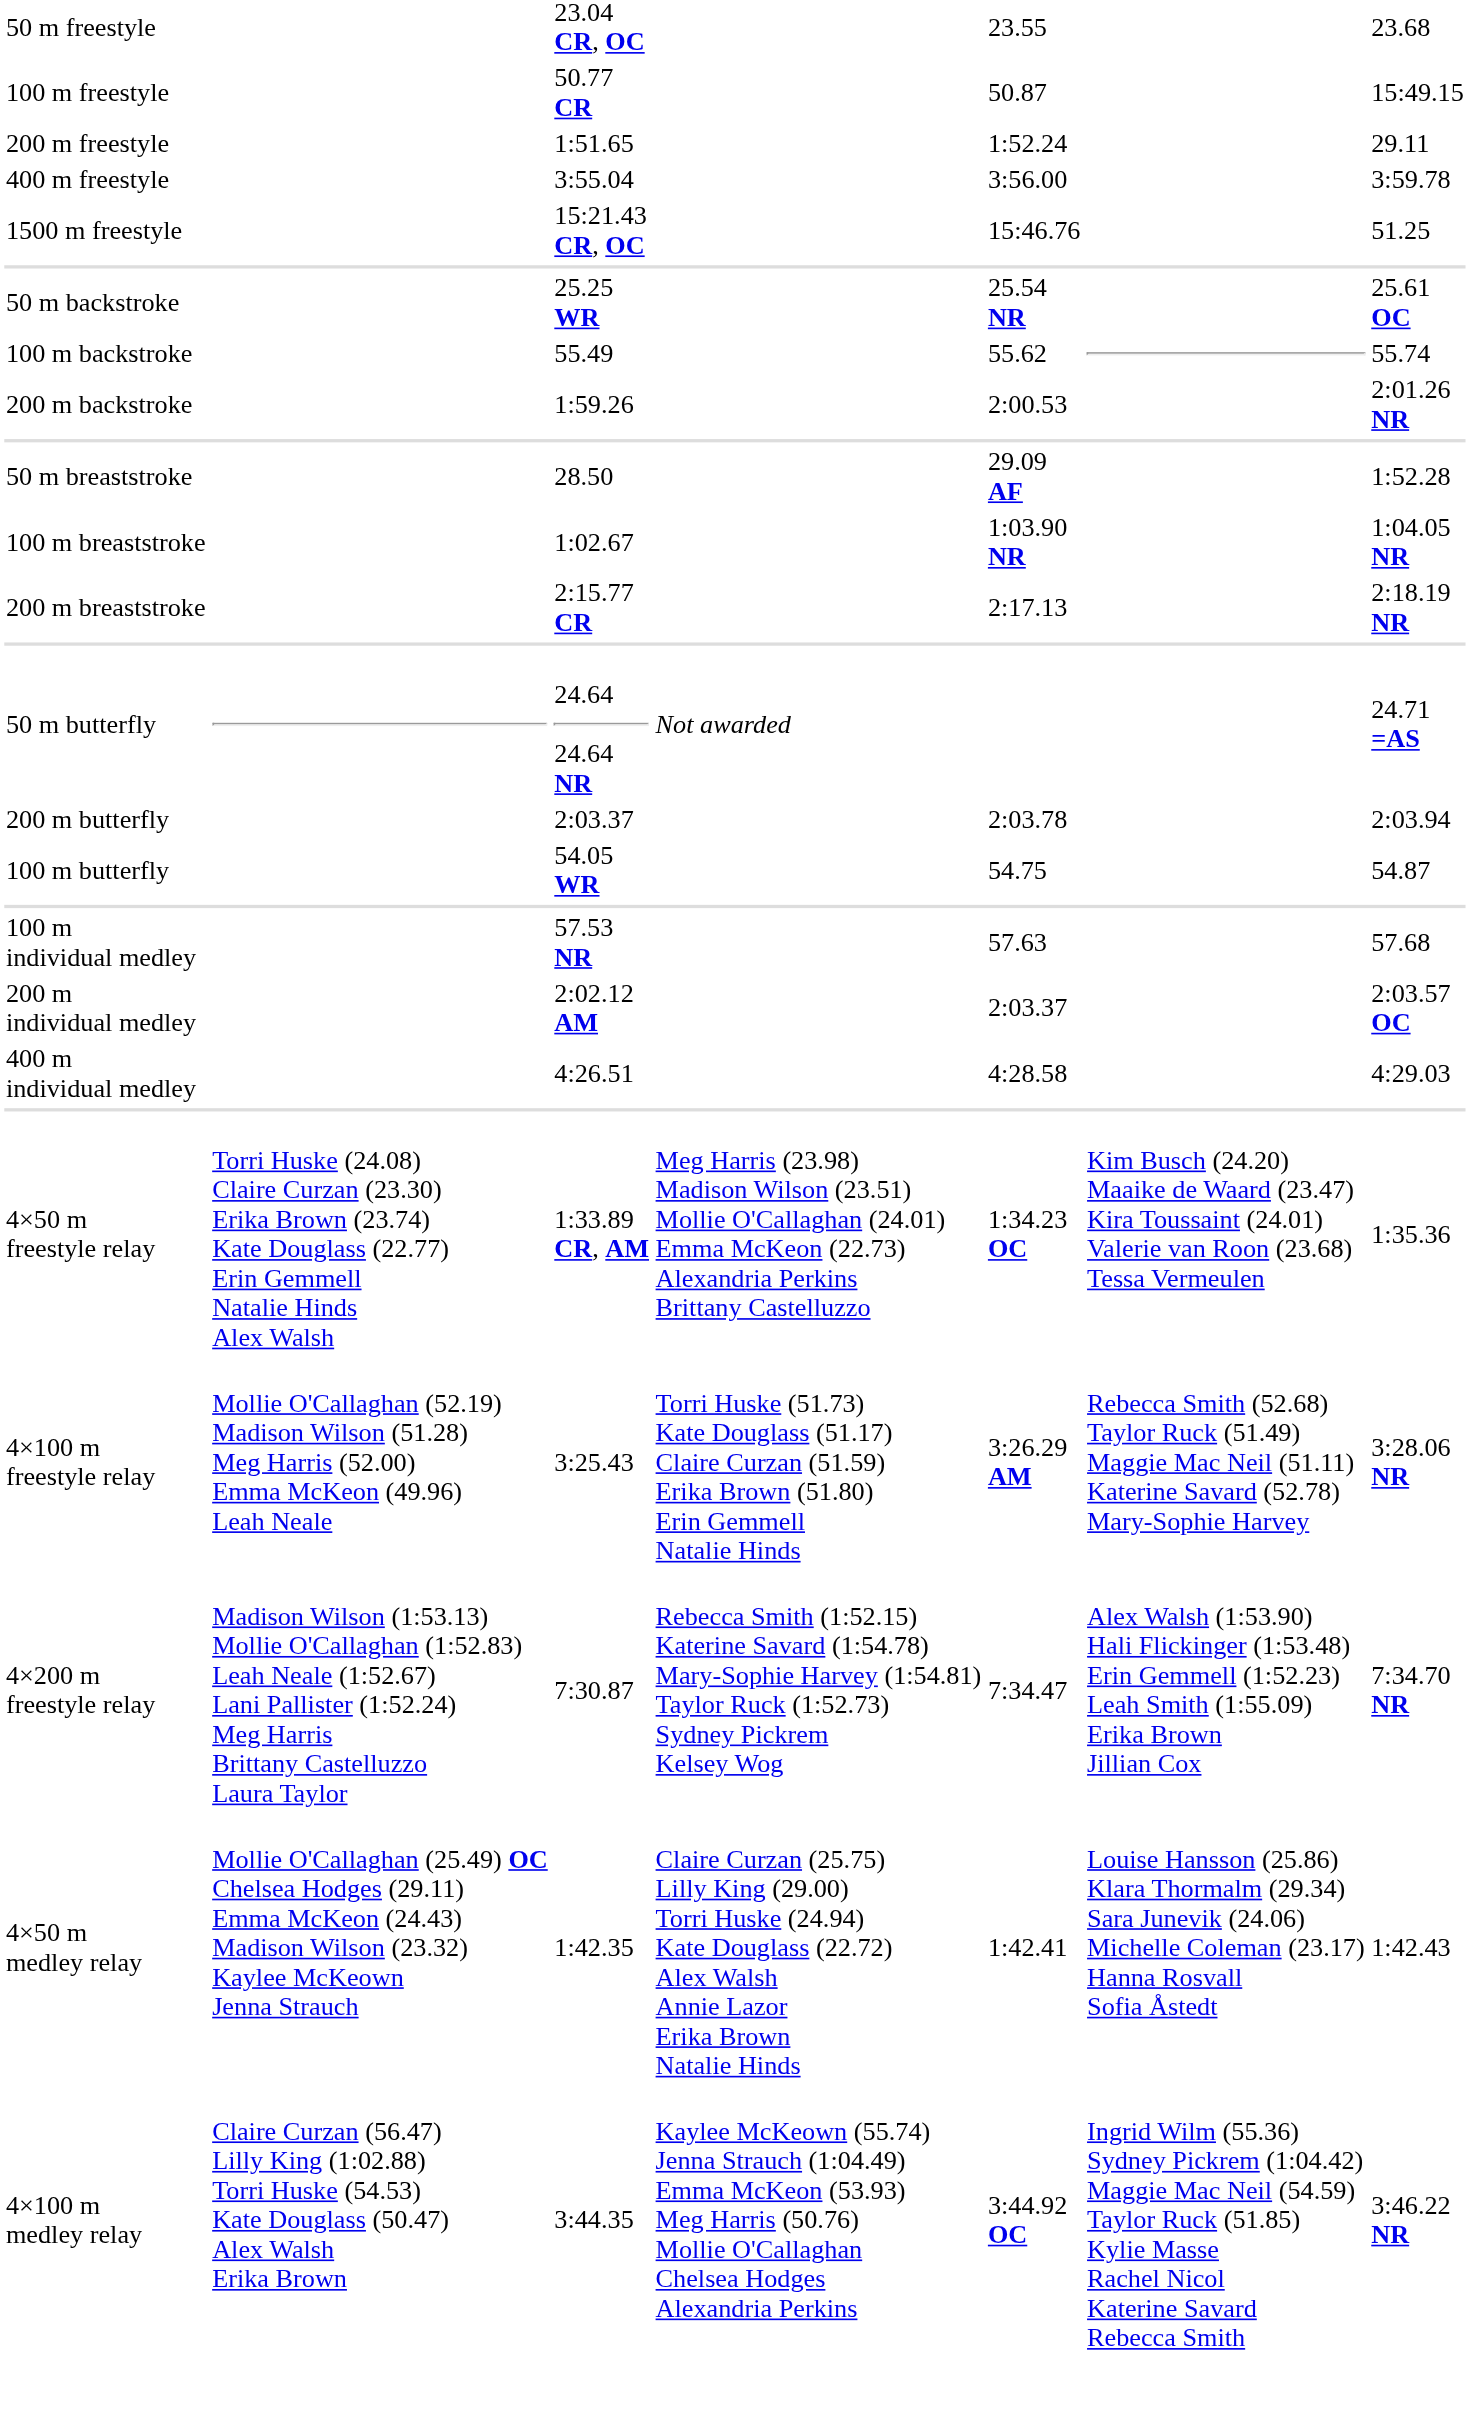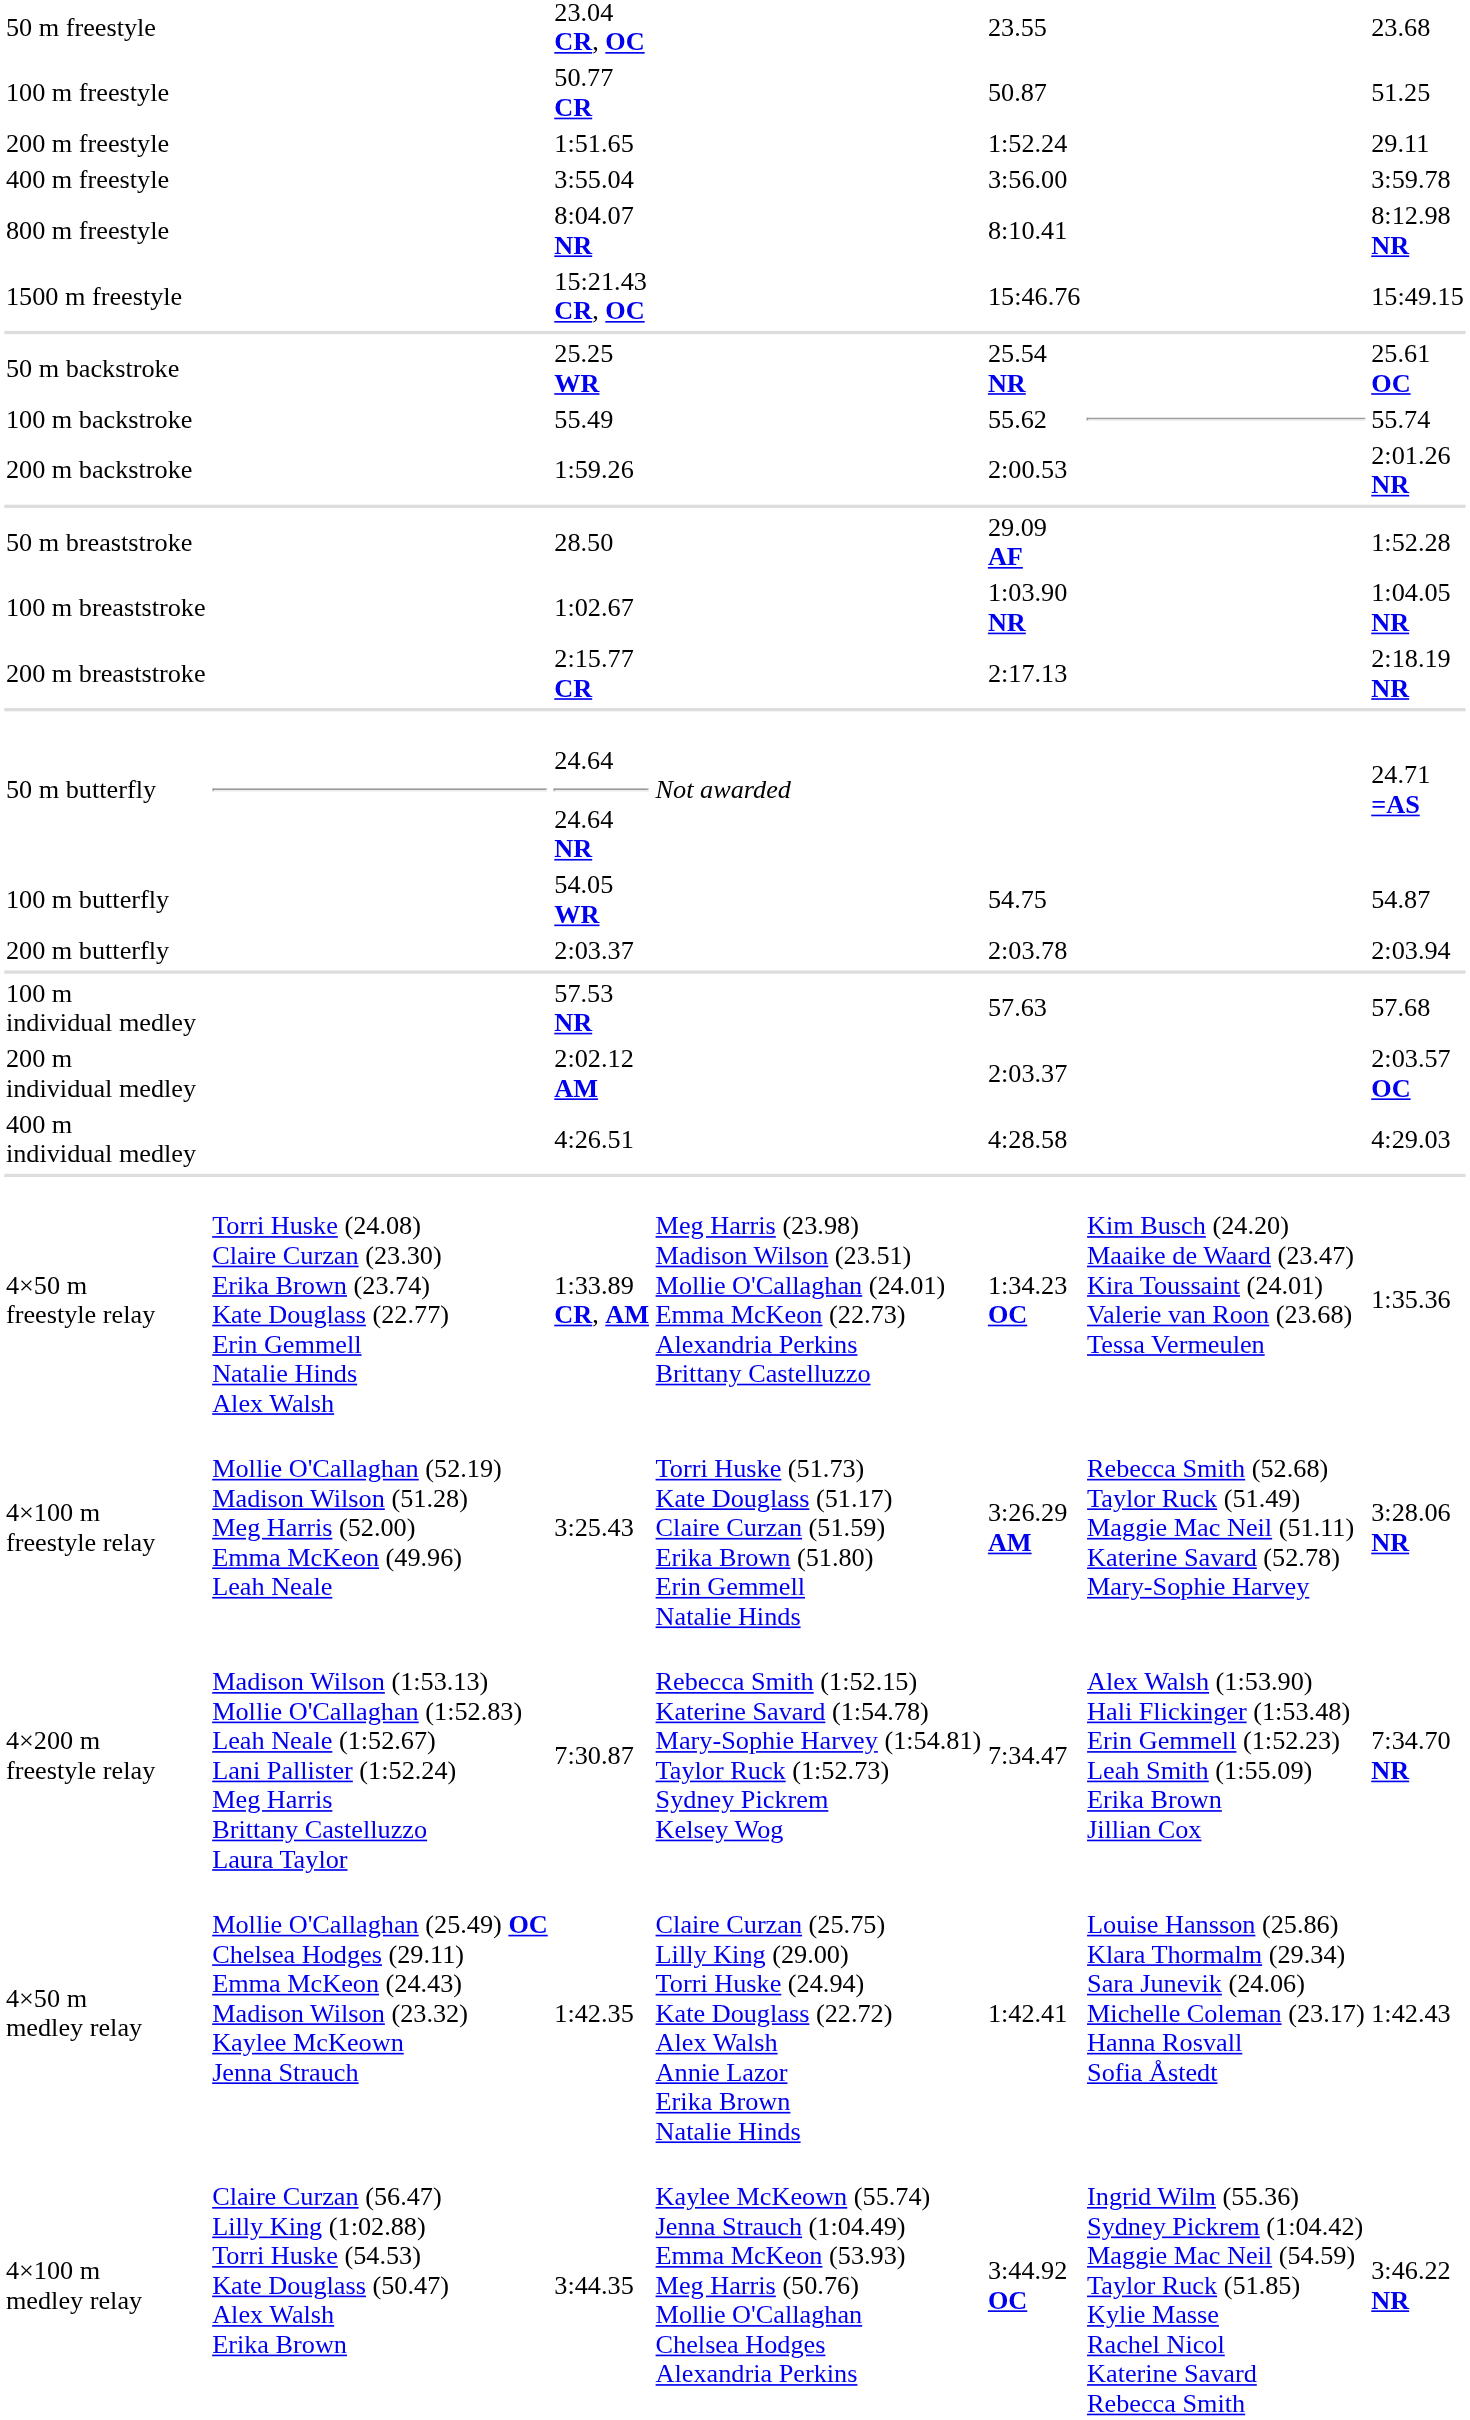(1418, 92) 15:49.15 -> (1401, 92) 51.25
+ row: (88, 230)
(1401, 230) 51.25 -> (1418, 296) 15:49.15
rows swapped: (88, 870) <-> (88, 819)
